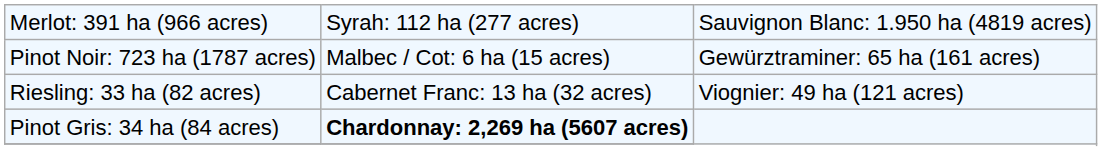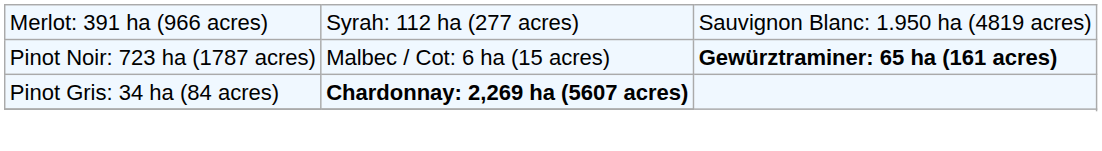(869, 57) normal -> (878, 57) bold
- row: (135, 92)
